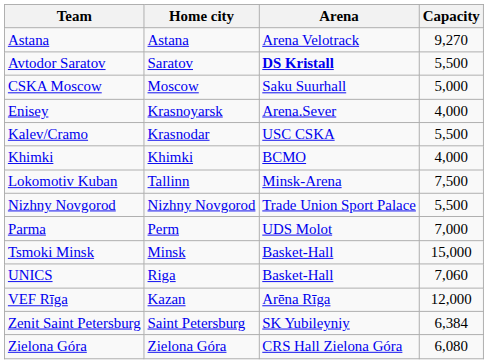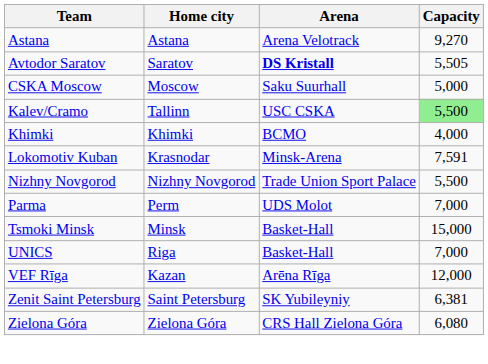(451, 63) 5,500 -> (451, 63) 5,505
- row: (28, 110)
(179, 134) Krasnodar -> (169, 110) Tallinn
(451, 134) no background -> (451, 110) lightgreen background
(169, 181) Tallinn -> (179, 157) Krasnodar
(451, 181) 7,500 -> (451, 157) 7,591
(451, 275) 7,060 -> (451, 252) 7,000
(451, 323) 6,384 -> (451, 299) 6,381
